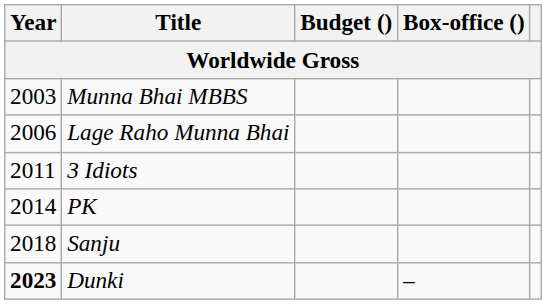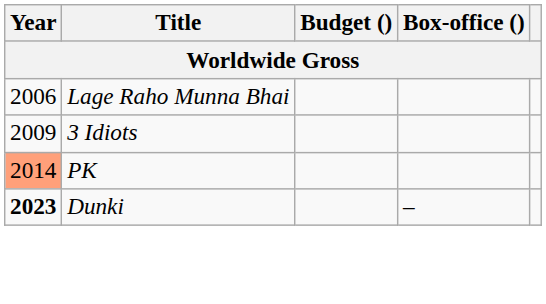- row: (157, 96)
(33, 170) 2011 -> (33, 133) 2009
(33, 206) no background -> (33, 170) lightsalmon background
- row: (94, 243)
